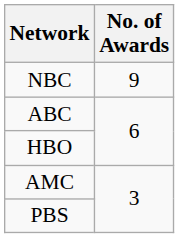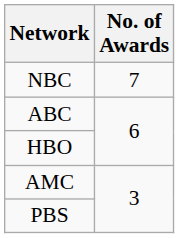(134, 79) 9 -> (134, 79) 7
